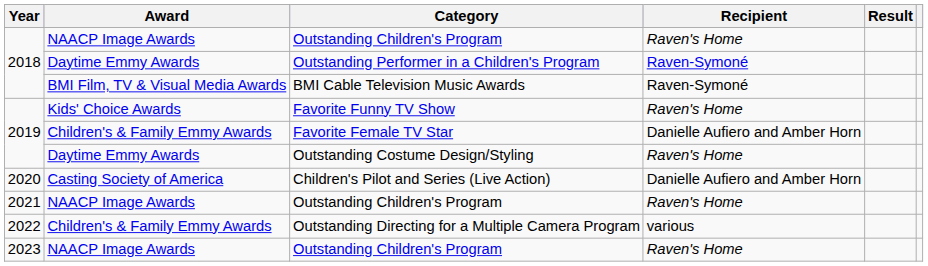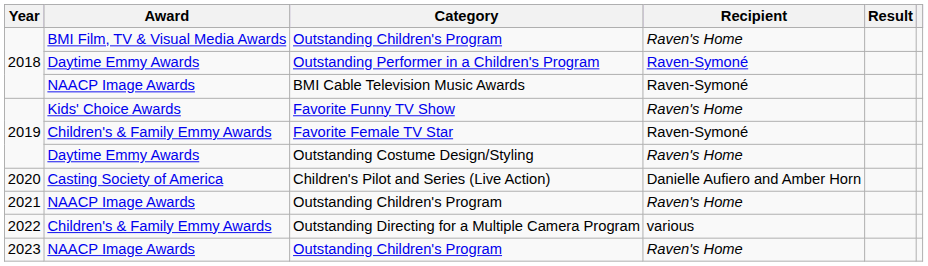(121, 39) NAACP Image Awards -> (167, 39) BMI Film, TV & Visual Media Awards
(167, 86) BMI Film, TV & Visual Media Awards -> (121, 86) NAACP Image Awards
(754, 132) Danielle Aufiero and Amber Horn -> (697, 132) Raven-Symoné
